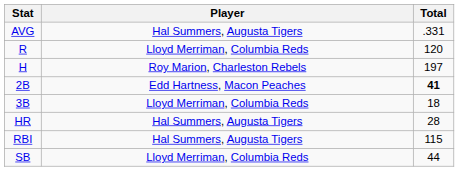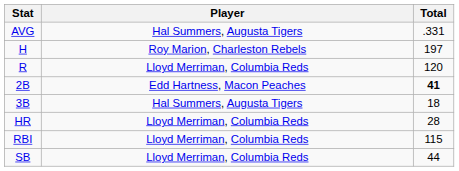rows swapped: (23, 67) <-> (23, 49)
(227, 103) Lloyd Merriman, Columbia Reds -> (227, 103) Hal Summers, Augusta Tigers
(227, 121) Hal Summers, Augusta Tigers -> (227, 121) Lloyd Merriman, Columbia Reds
(227, 139) Hal Summers, Augusta Tigers -> (227, 139) Lloyd Merriman, Columbia Reds
